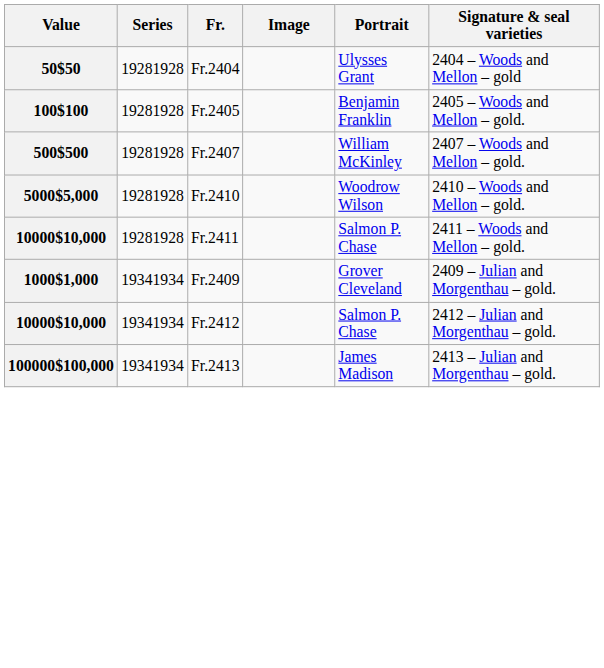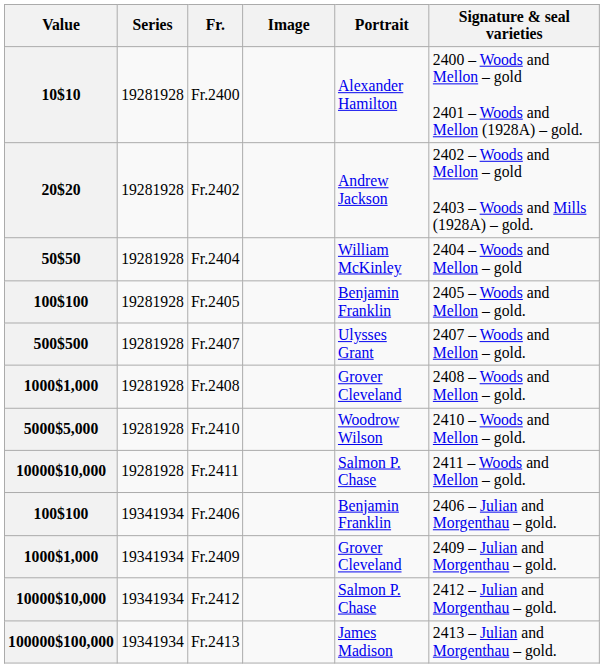+ row: (215, 94)
+ row: (215, 190)
(363, 68) Ulysses Grant -> (370, 259) William McKinley
(370, 153) William McKinley -> (362, 344) Ulysses Grant
+ row: (215, 386)
+ row: (215, 514)
